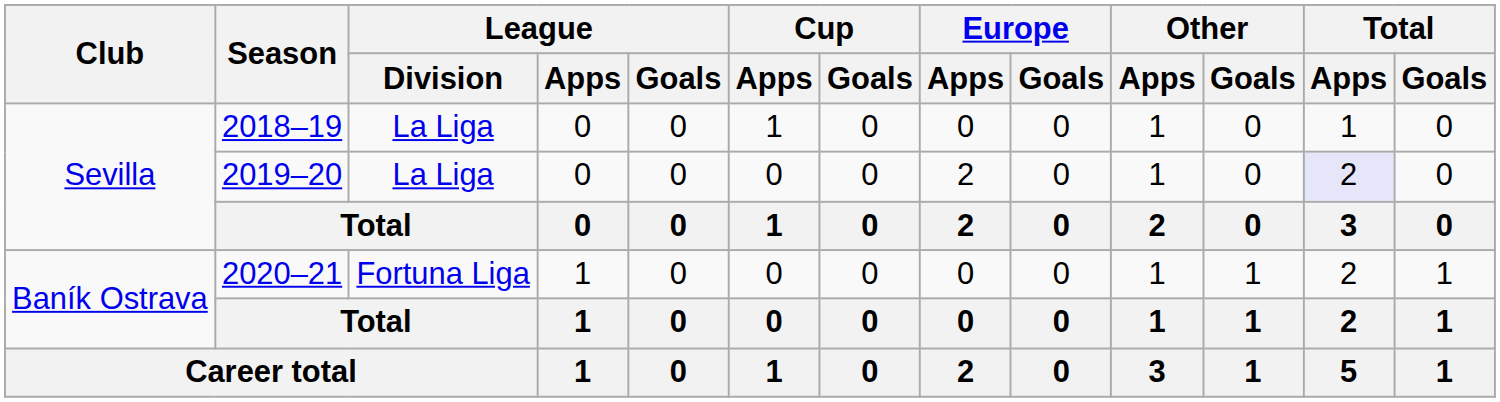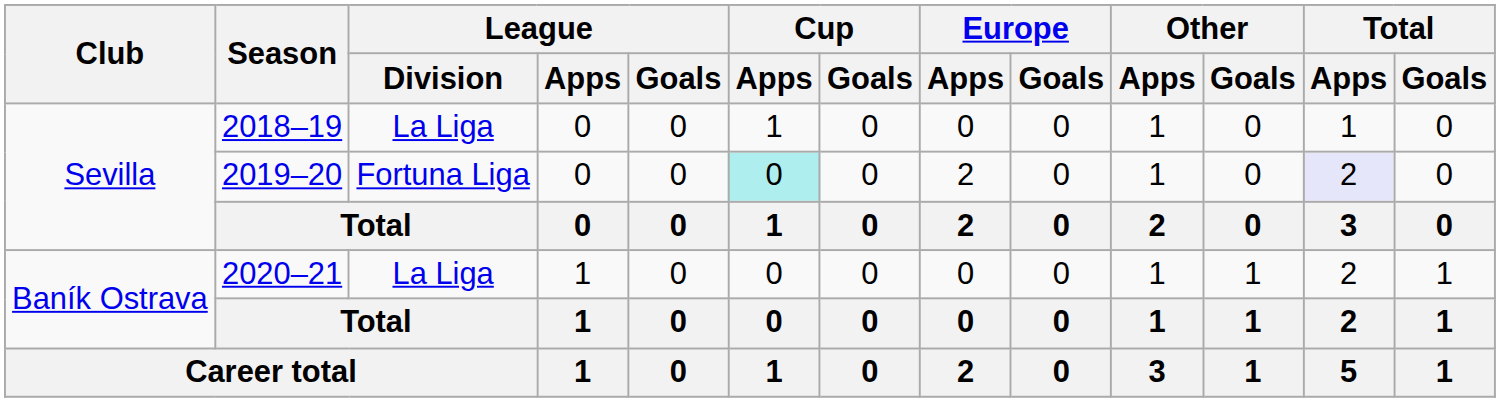(443, 175) La Liga -> (443, 175) Fortuna Liga
(774, 175) no background -> (774, 175) paleturquoise background
(443, 273) Fortuna Liga -> (443, 273) La Liga
